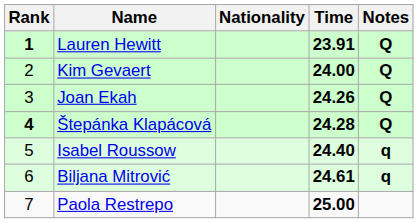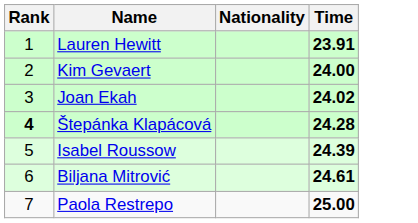- column: (386, 17)
(29, 44) bold -> (29, 44) normal
(334, 97) 24.26 -> (334, 97) 24.02
(334, 151) 24.40 -> (334, 151) 24.39
